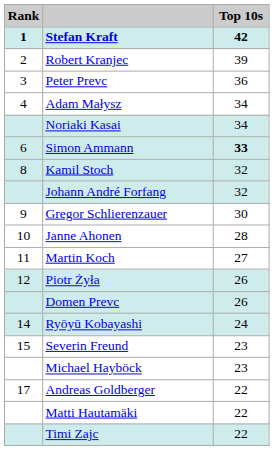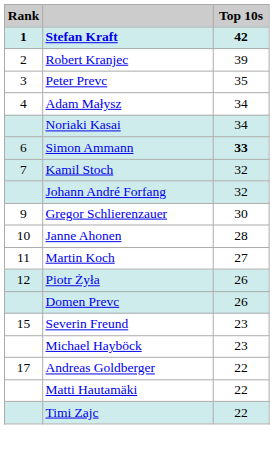(241, 81) 36 -> (241, 81) 35
(23, 169) 8 -> (23, 169) 7
- row: (94, 323)
